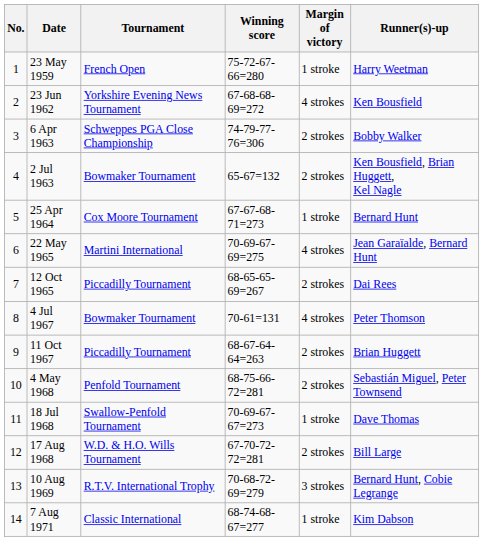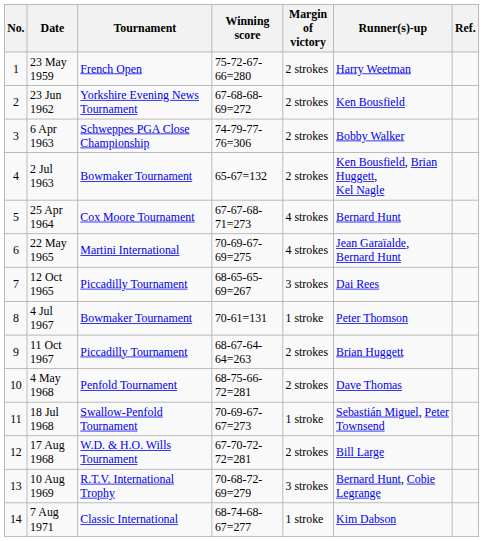+ column: (465, 28)
(321, 69) 1 stroke -> (307, 69) 2 strokes
(323, 102) 4 strokes -> (307, 102) 2 strokes
(321, 217) 1 stroke -> (307, 217) 4 strokes
(323, 284) 2 strokes -> (307, 284) 3 strokes
(323, 318) 4 strokes -> (304, 318) 1 stroke
(410, 385) Sebastián Miguel, Peter Townsend -> (369, 385) Dave Thomas
(386, 419) Dave Thomas -> (393, 419) Sebastián Miguel, Peter Townsend
